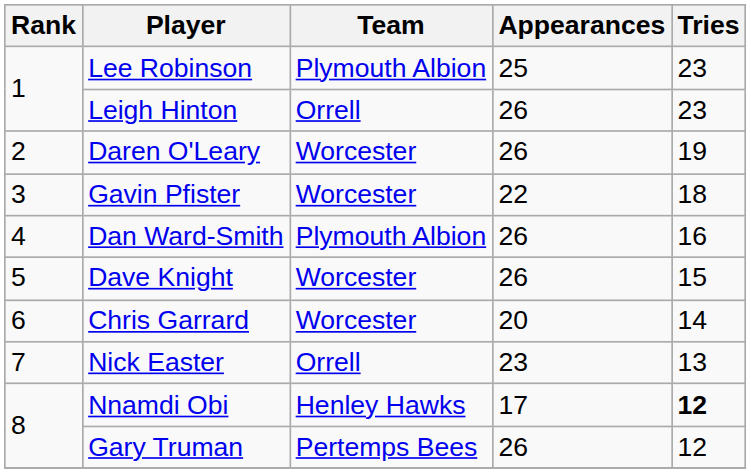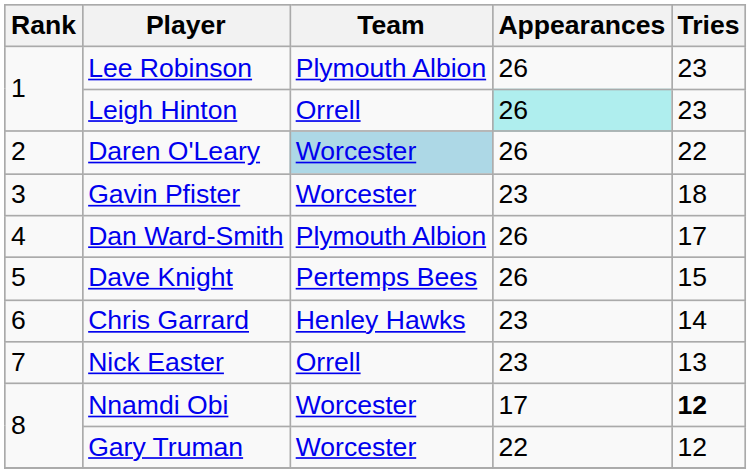(513, 67) 25 -> (513, 67) 26
(513, 109) no background -> (513, 109) paleturquoise background
(356, 151) no background -> (356, 151) lightblue background
(692, 151) 19 -> (692, 151) 22
(513, 194) 22 -> (513, 194) 23
(692, 236) 16 -> (692, 236) 17
(356, 278) Worcester -> (386, 278) Pertemps Bees
(356, 320) Worcester -> (381, 320) Henley Hawks
(513, 320) 20 -> (513, 320) 23
(381, 404) Henley Hawks -> (356, 404) Worcester
(386, 446) Pertemps Bees -> (356, 446) Worcester
(513, 446) 26 -> (513, 446) 22
